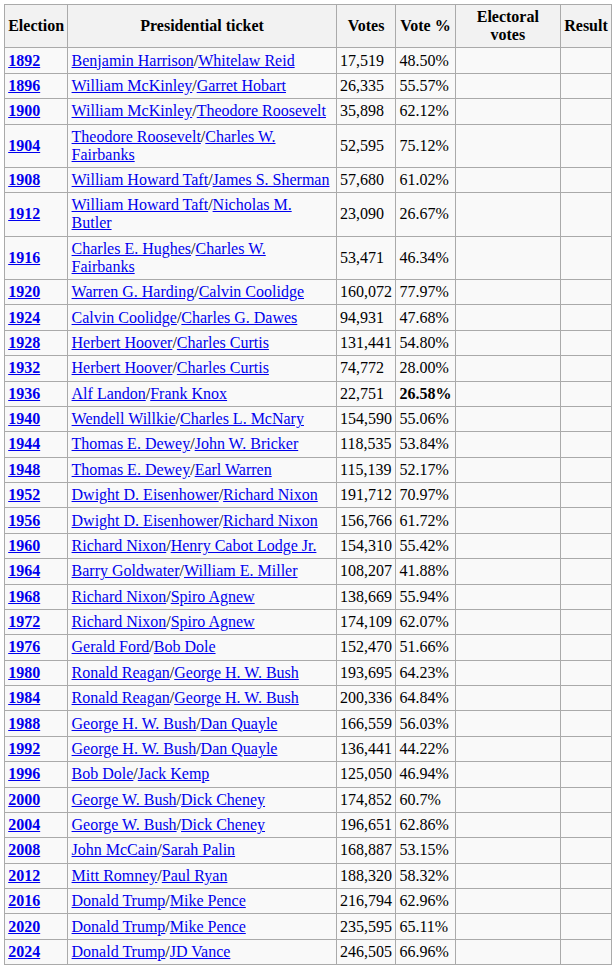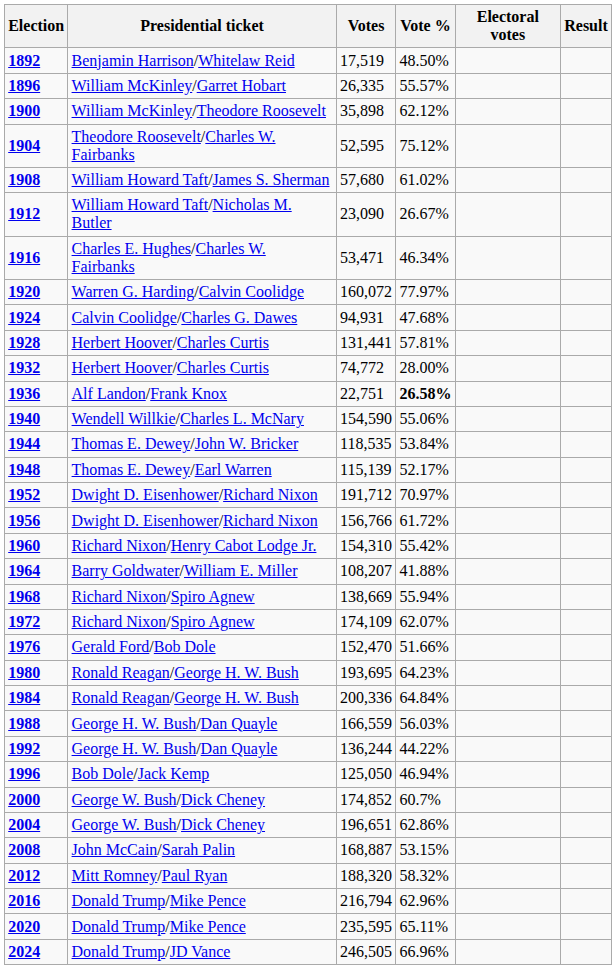(424, 342) 54.80% -> (424, 342) 57.81%
(366, 748) 136,441 -> (366, 748) 136,244
